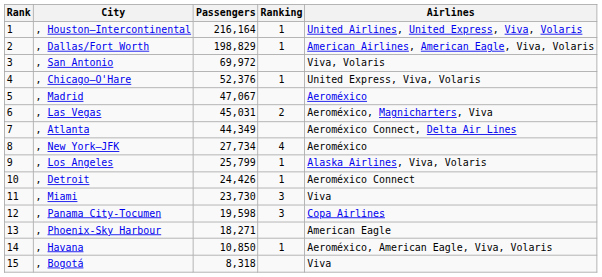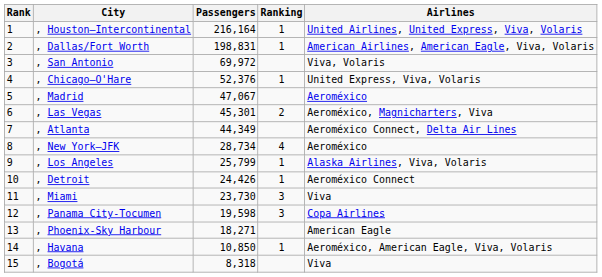(235, 46) 198,829 -> (235, 46) 198,831
(238, 113) 45,031 -> (238, 113) 45,301
(238, 146) 27,734 -> (238, 146) 28,734
